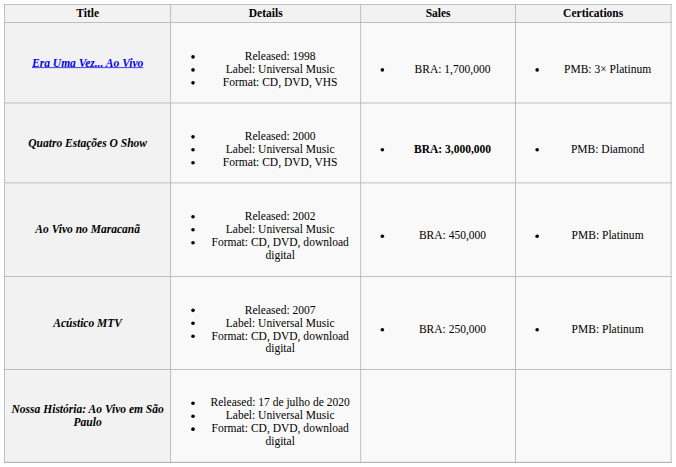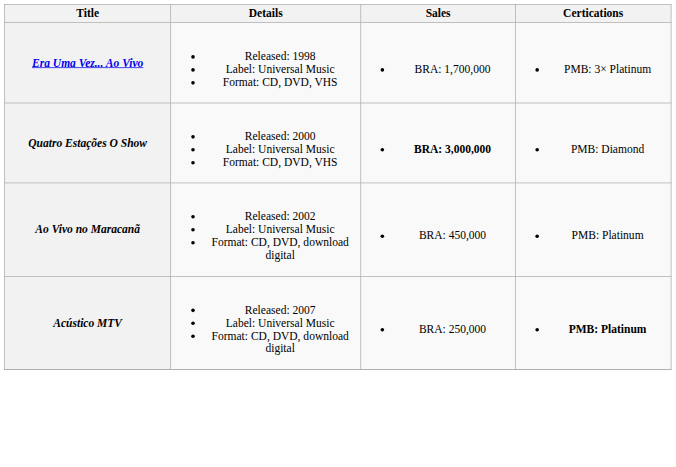(593, 329) normal -> (593, 329) bold
- row: (88, 416)
